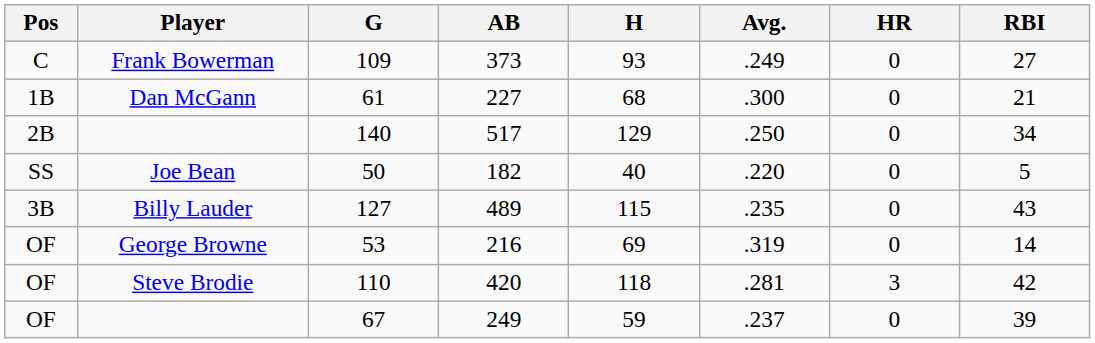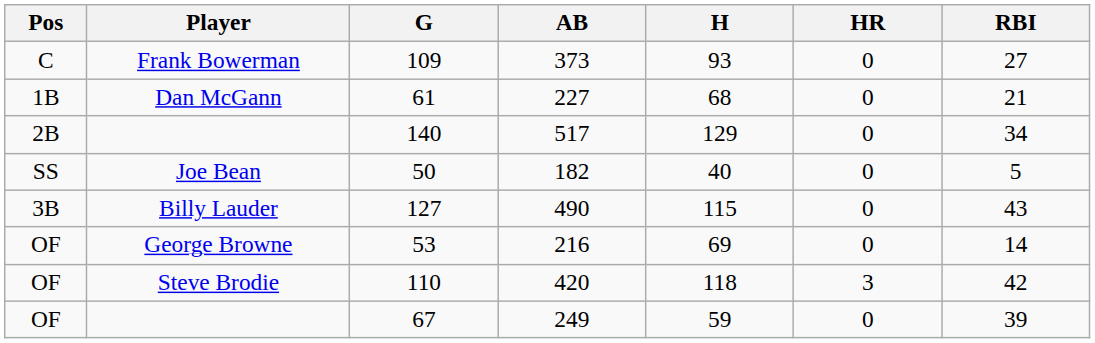- column: (764, 23)
(504, 208) 489 -> (572, 208) 490
